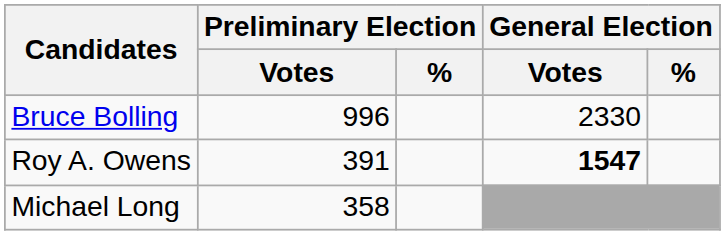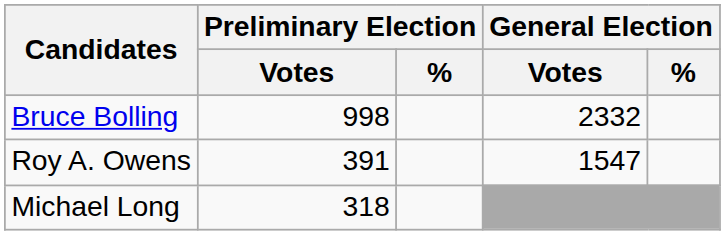(366, 116) 996 -> (366, 116) 998
(610, 116) 2330 -> (610, 116) 2332
(610, 161) bold -> (610, 161) normal
(366, 206) 358 -> (366, 206) 318
